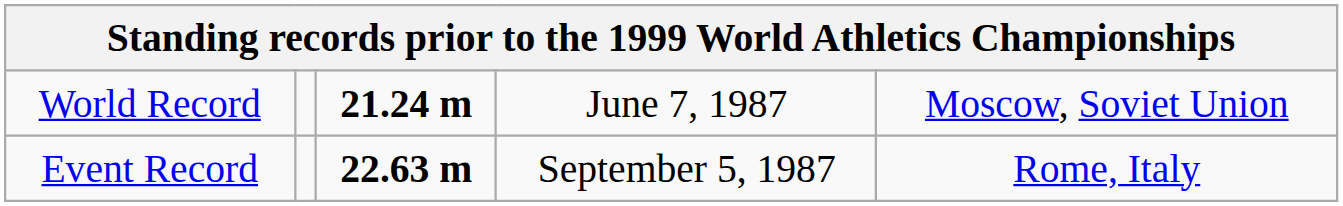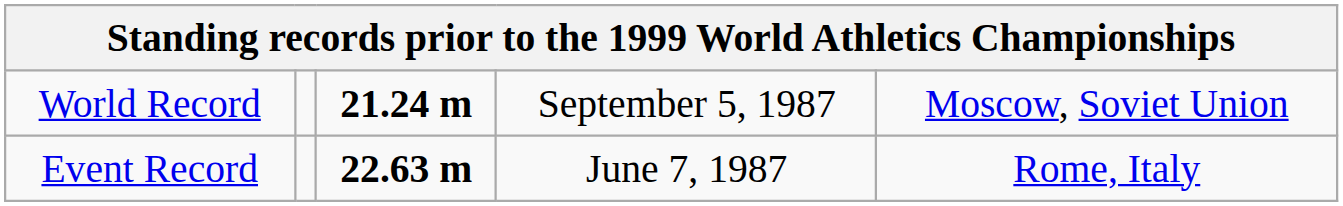(687, 102) June 7, 1987 -> (687, 102) September 5, 1987
(687, 167) September 5, 1987 -> (687, 167) June 7, 1987
